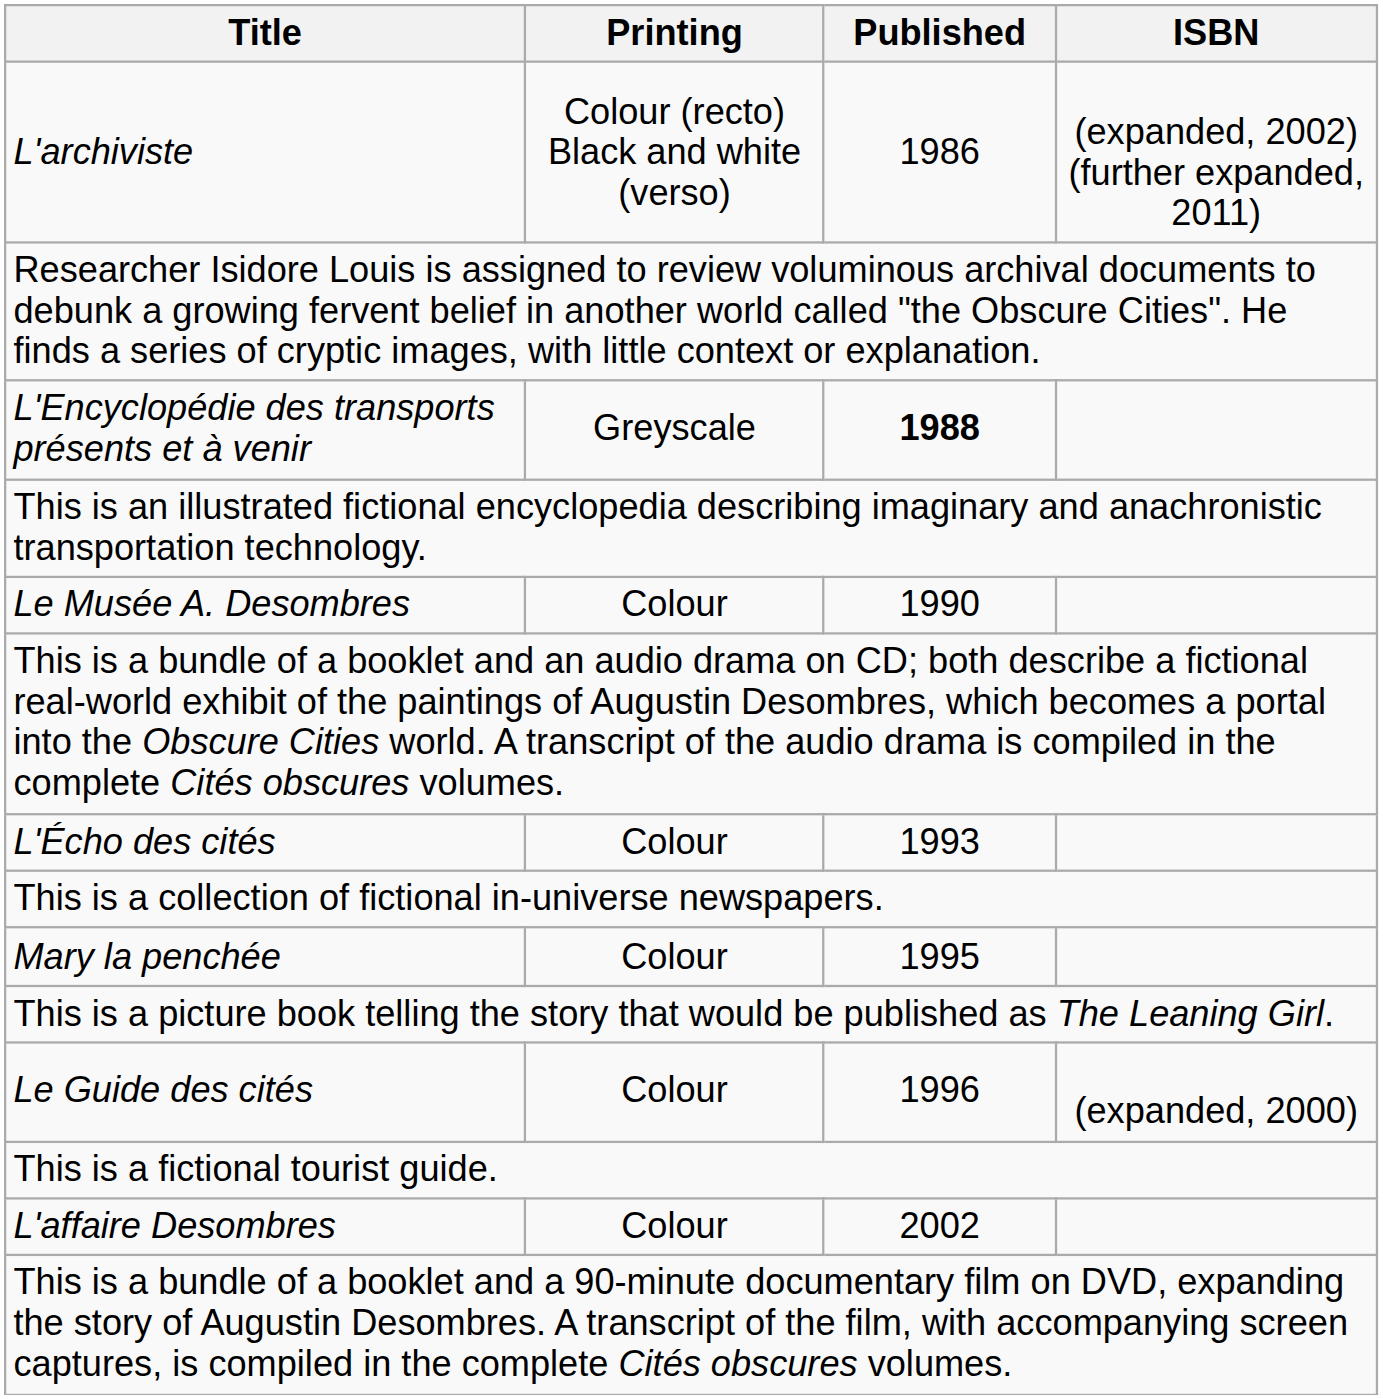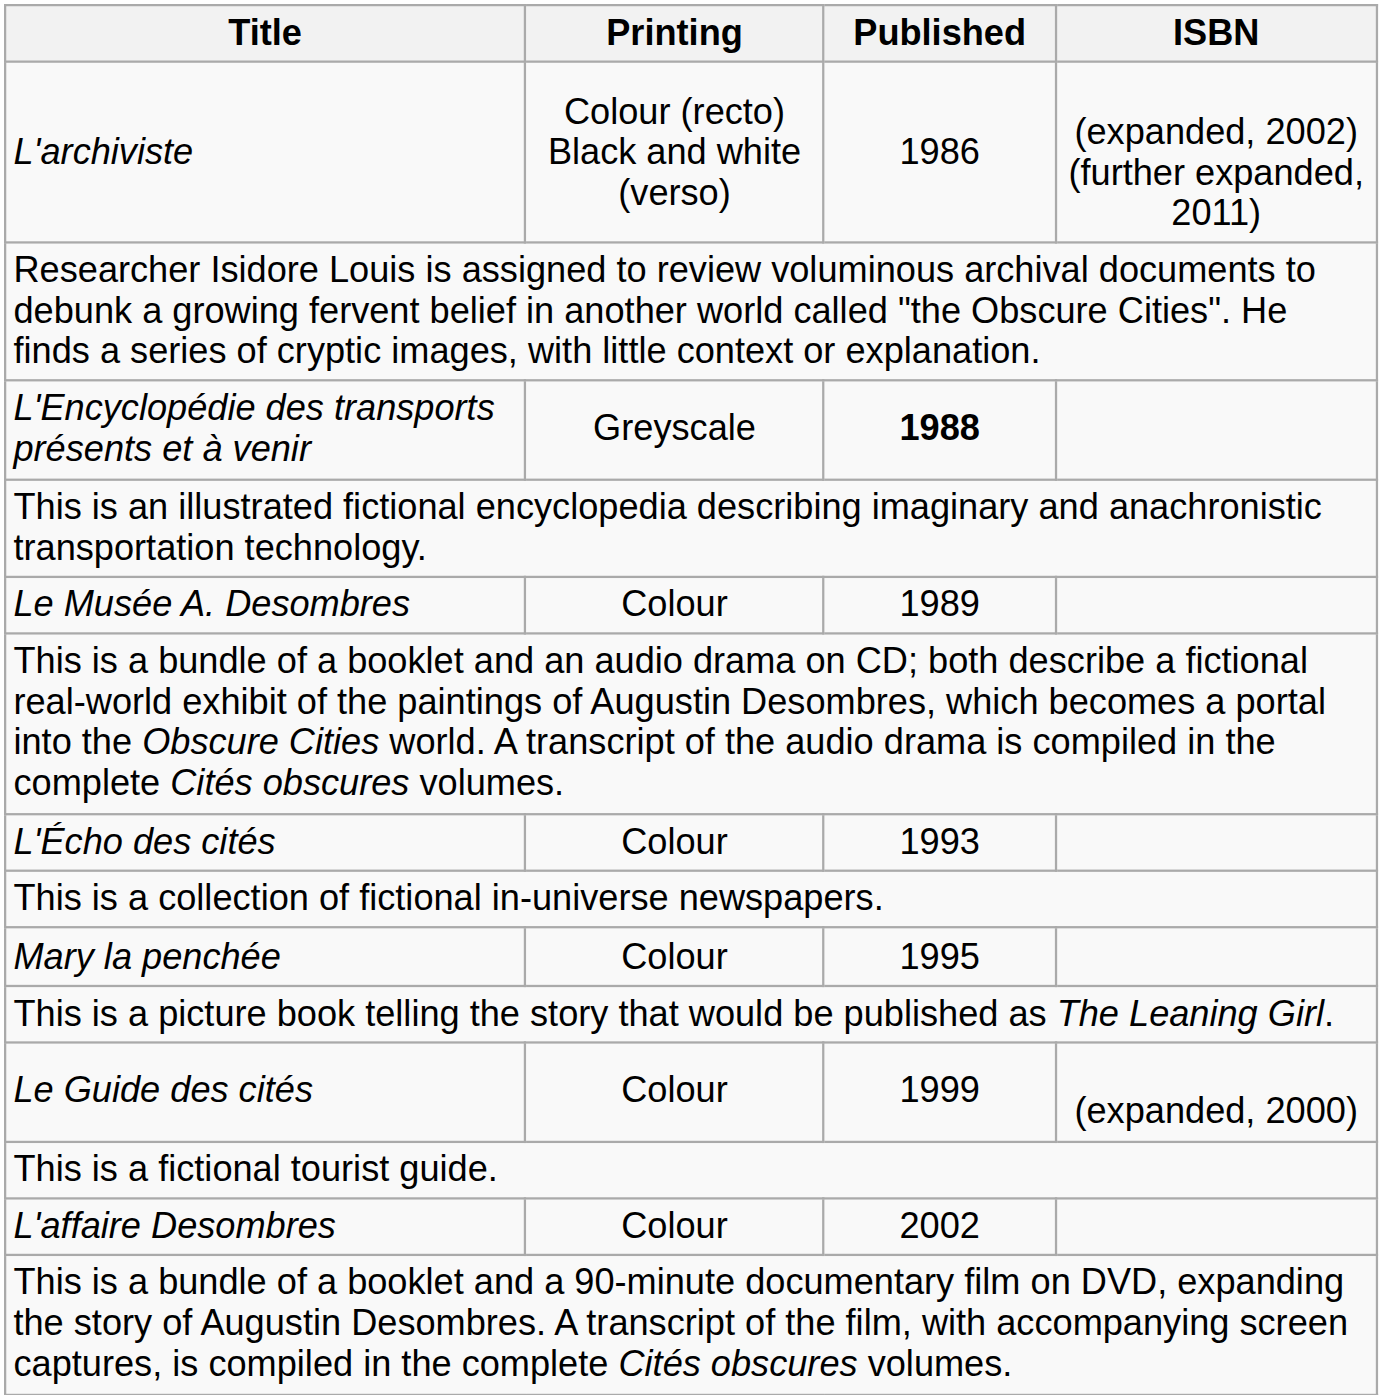(940, 604) 1990 -> (940, 604) 1989
(940, 1091) 1996 -> (940, 1091) 1999
